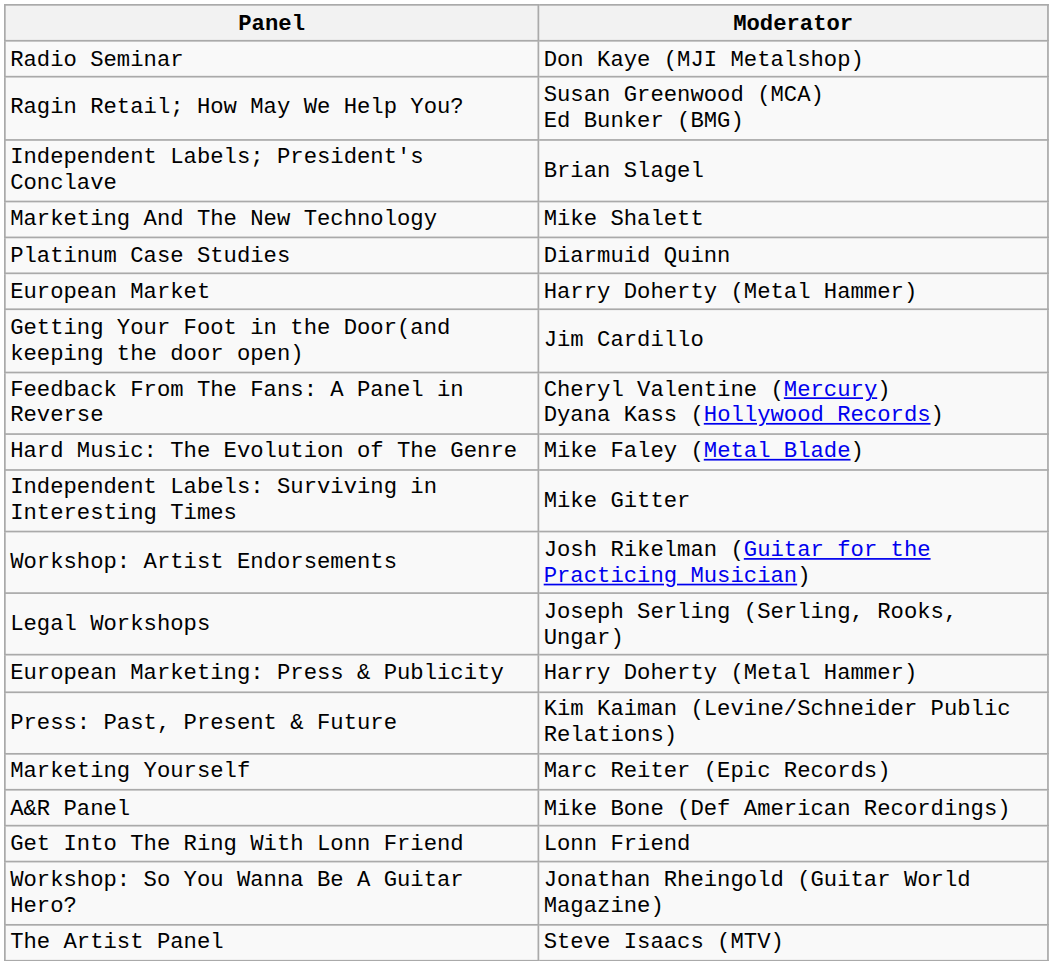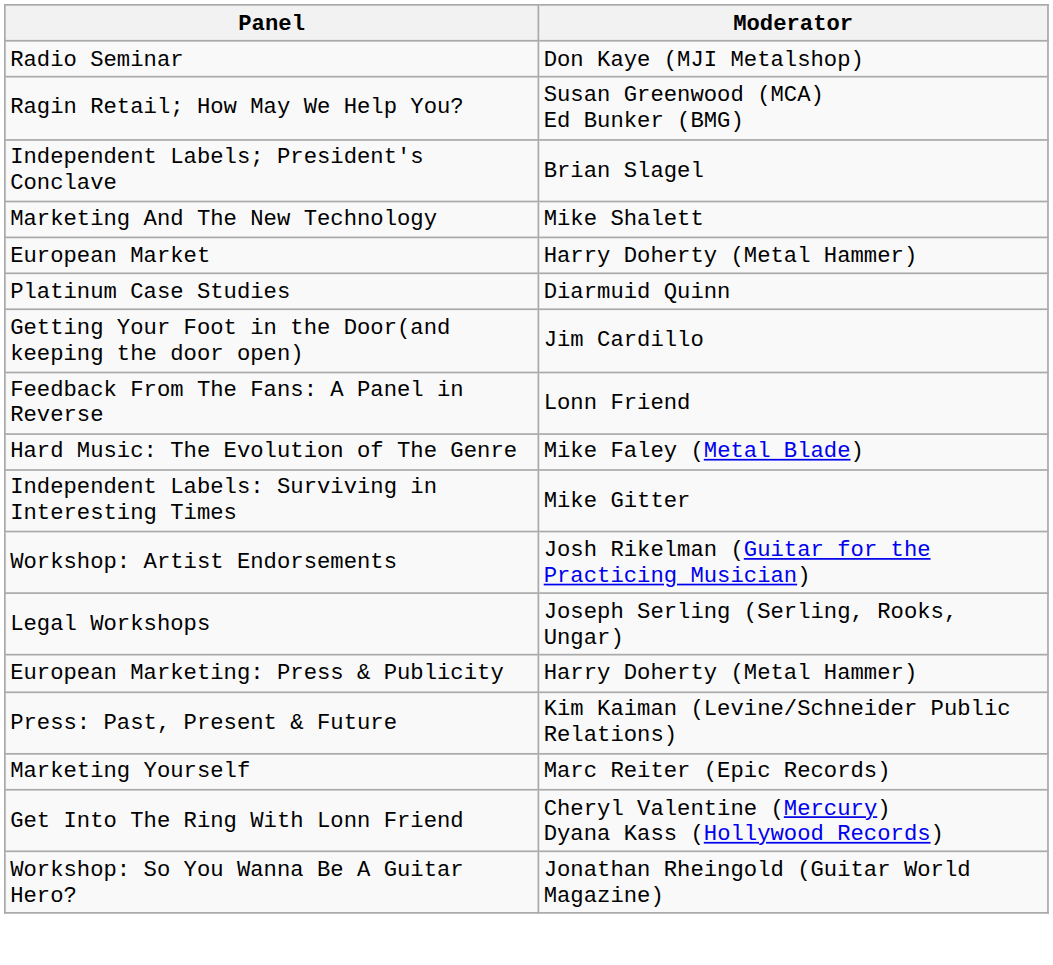rows swapped: (110, 292) <-> (150, 255)
(744, 403) Cheryl Valentine (Mercury) Dyana Kass (Hollywood Records) -> (617, 403) Lonn Friend
- row: (70, 808)
(617, 844) Lonn Friend -> (744, 821) Cheryl Valentine (Mercury) Dyana Kass (Hollywood Records)
- row: (117, 942)
